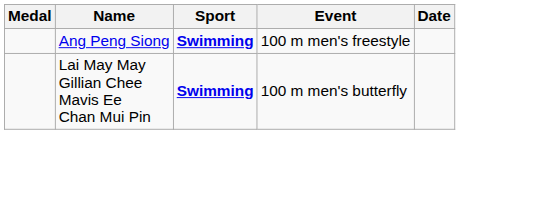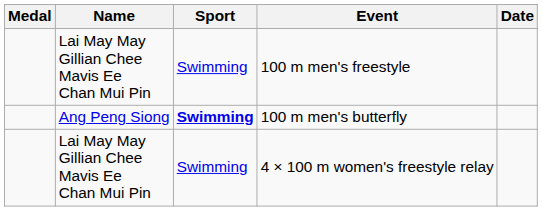(114, 41) Ang Peng Siong -> (105, 66) Lai May May Gillian Chee Mavis Ee Chan Mui Pin
(215, 41) bold -> (212, 66) normal
(105, 91) Lai May May Gillian Chee Mavis Ee Chan Mui Pin -> (114, 117) Ang Peng Siong
+ row: (377, 167)
